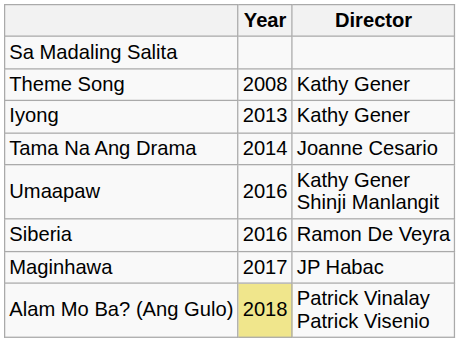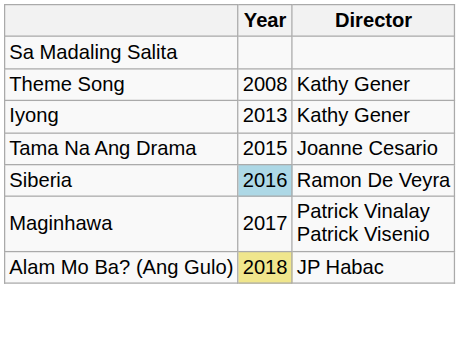(265, 148) 2014 -> (265, 148) 2015
- row: (55, 191)
(265, 235) no background -> (265, 180) lightblue background
(340, 266) JP Habac -> (363, 223) Patrick Vinalay Patrick Visenio
(363, 310) Patrick Vinalay Patrick Visenio -> (340, 266) JP Habac
